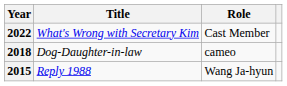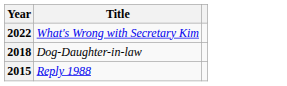- column: (239, 14)
